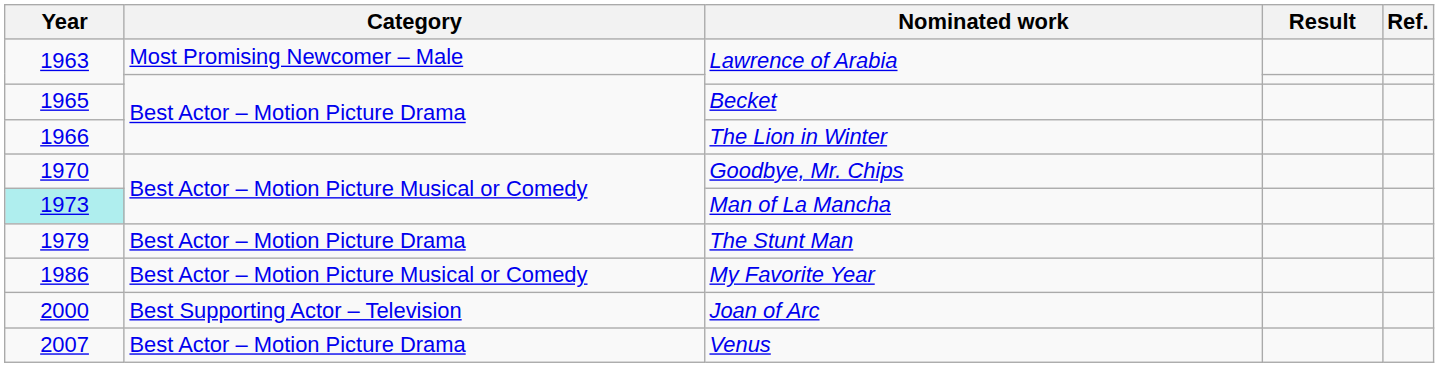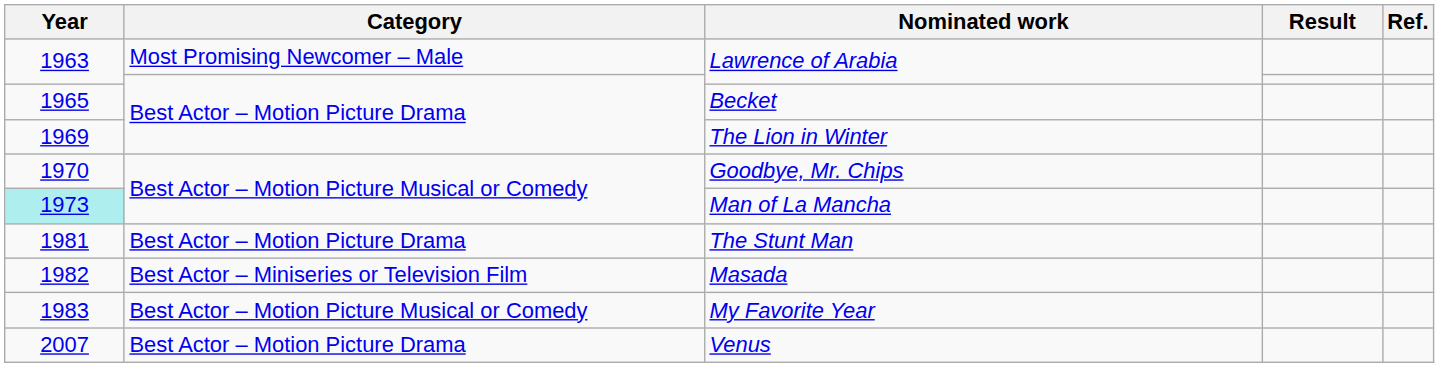(65, 136) 1966 -> (65, 136) 1969
(65, 240) 1979 -> (65, 240) 1981
+ row: (328, 275)
(65, 275) 1986 -> (65, 310) 1983
- row: (296, 310)
